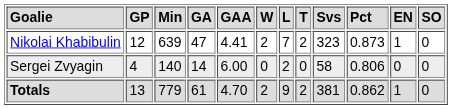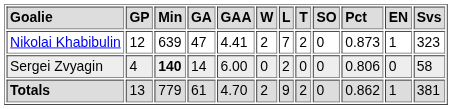columns swapped: (329, 17) <-> (432, 17)
(170, 66) normal -> (170, 66) bold
